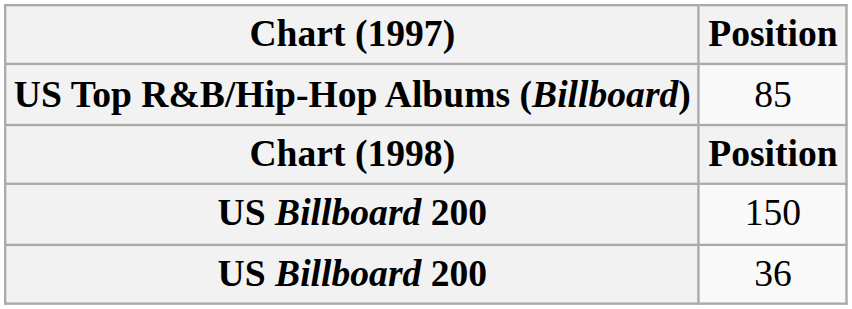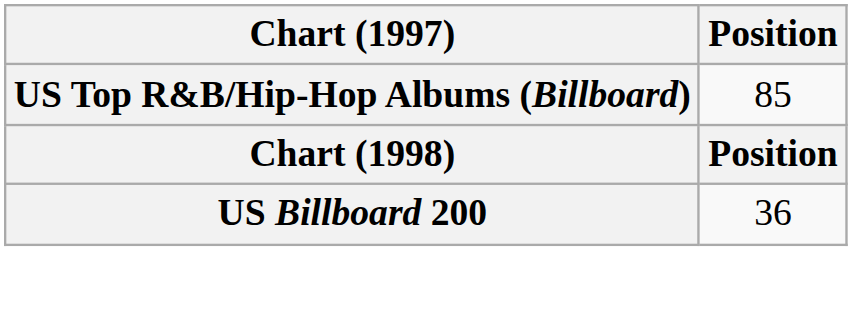- row: (773, 213)
